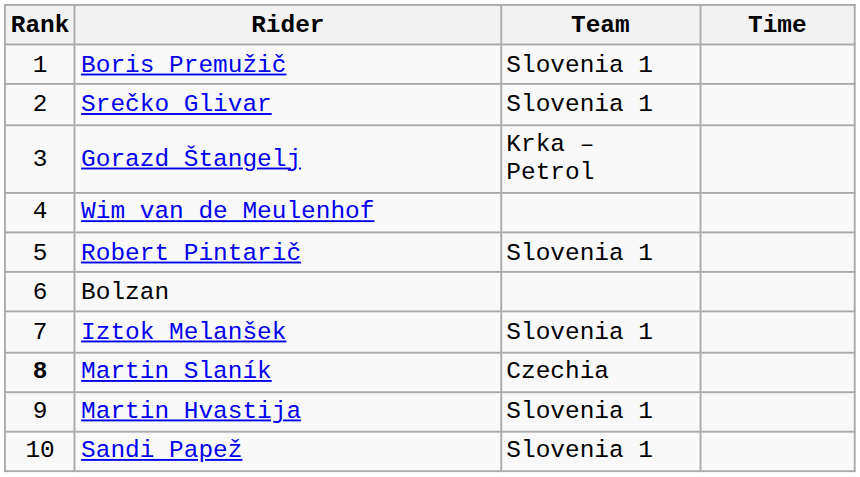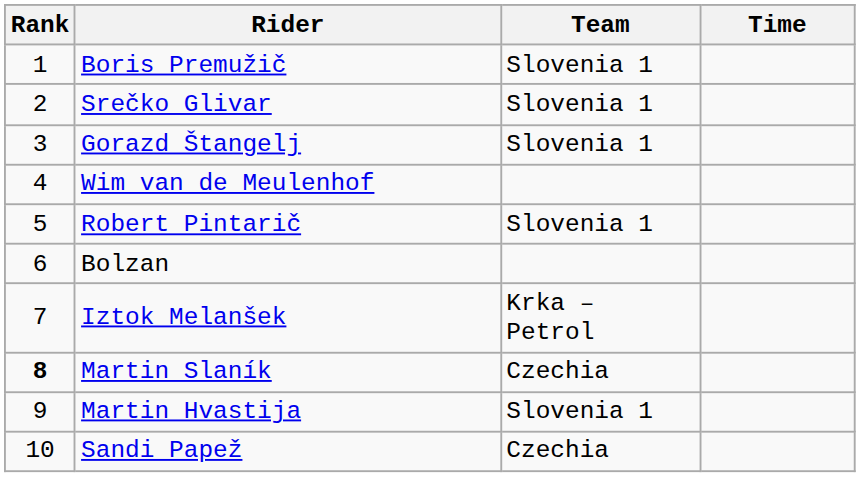(550, 158) Krka – Petrol -> (580, 144) Slovenia 1
(580, 332) Slovenia 1 -> (550, 318) Krka – Petrol
(580, 451) Slovenia 1 -> (558, 451) Czechia
